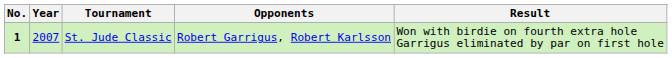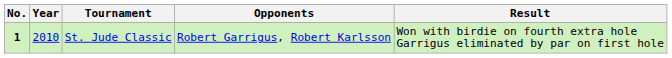(46, 38) 2007 -> (46, 38) 2010
